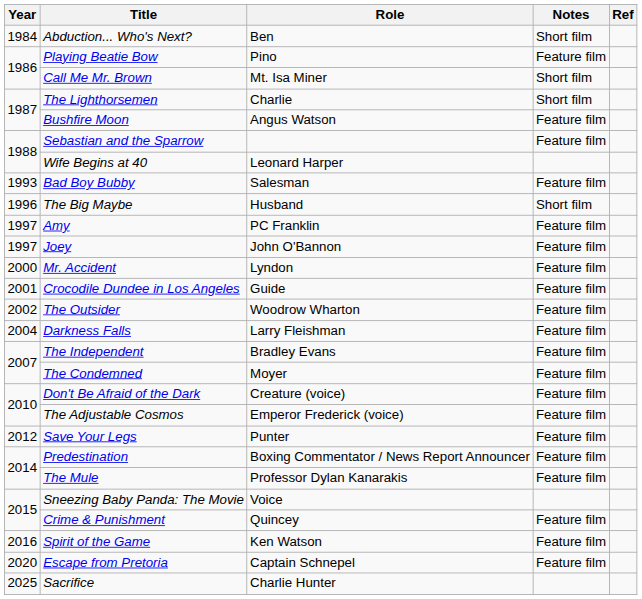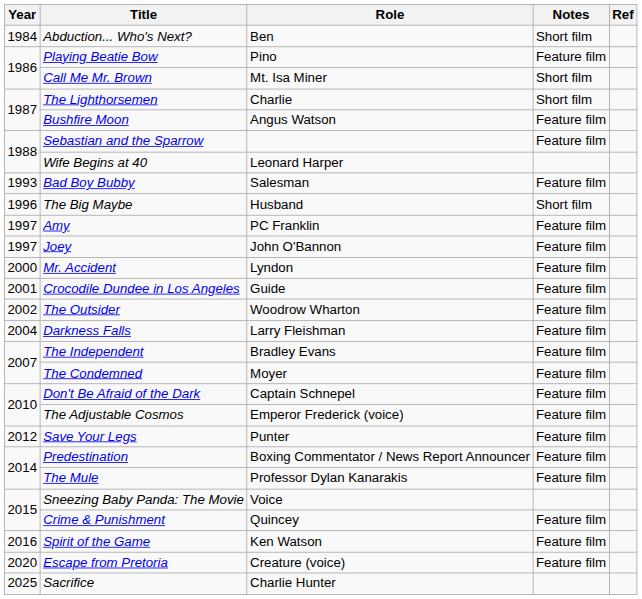(298, 394) Creature (voice) -> (302, 394) Captain Schnepel
(302, 562) Captain Schnepel -> (298, 562) Creature (voice)
